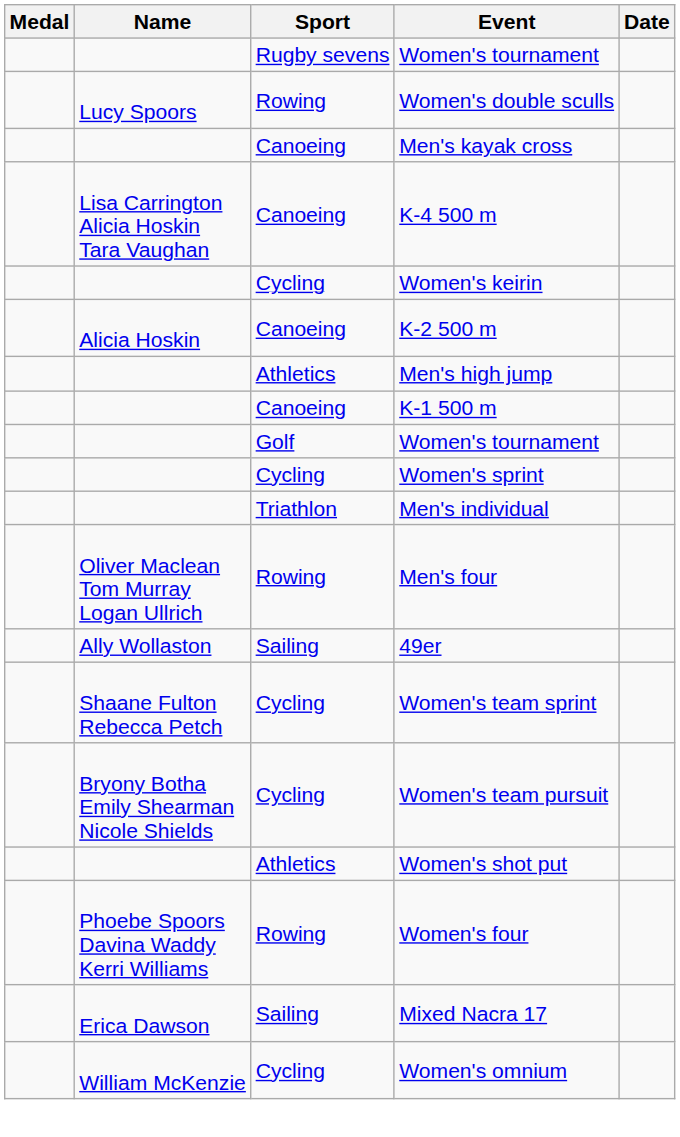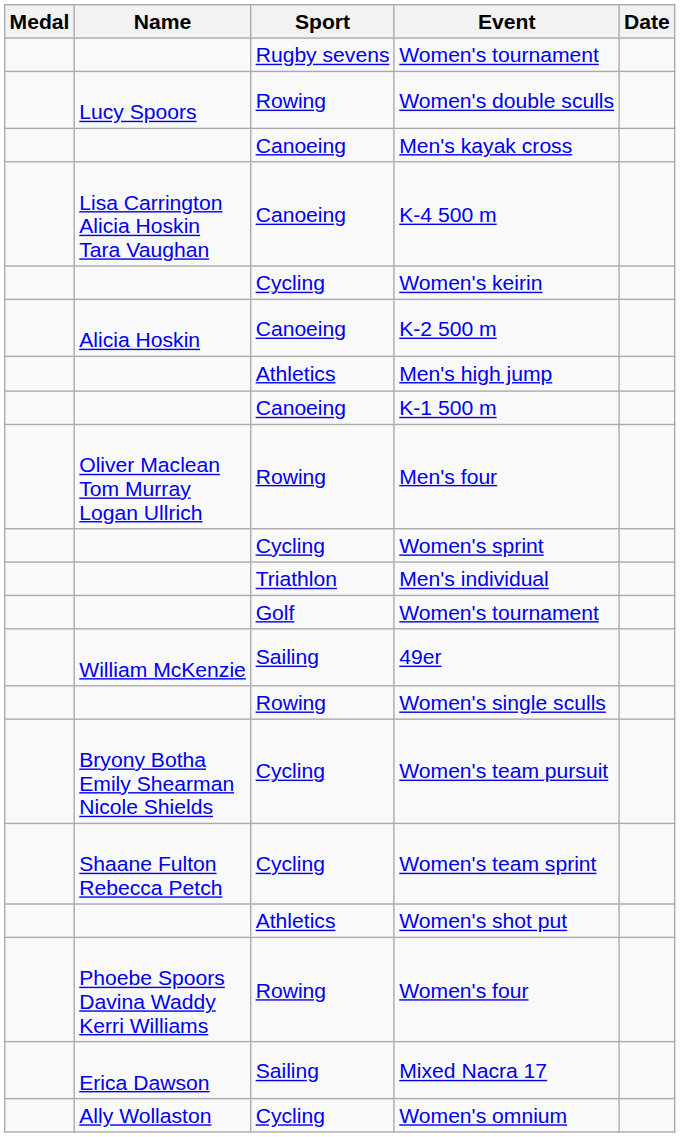rows swapped: (275, 441) <-> (291, 577)
(145, 645) Ally Wollaston -> (163, 669) William McKenzie
+ row: (291, 703)
rows swapped: (290, 703) <-> (290, 795)
(163, 1082) William McKenzie -> (145, 1116) Ally Wollaston
